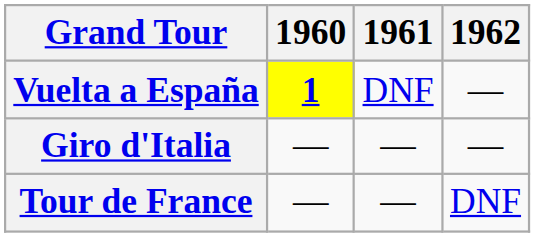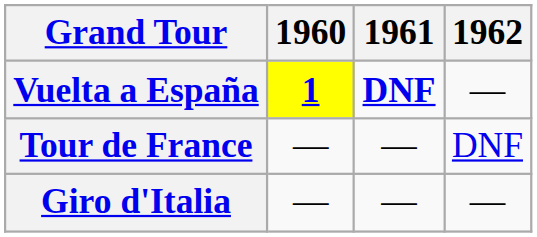(398, 88) normal -> (399, 88) bold
rows swapped: (136, 145) <-> (136, 201)
